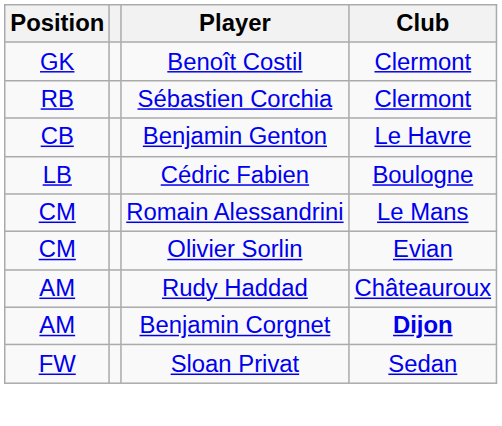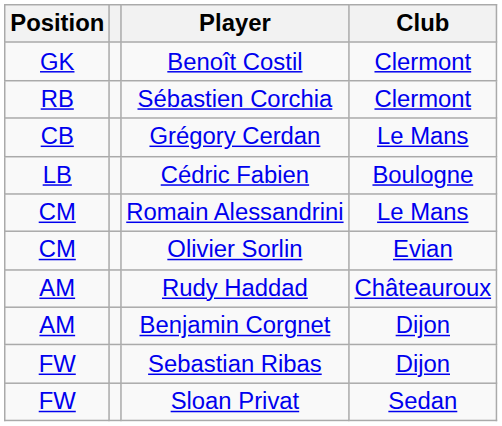+ row: (235, 136)
- row: (235, 136)
(423, 325) bold -> (423, 325) normal
+ row: (235, 363)
